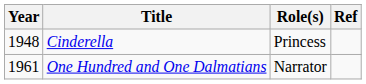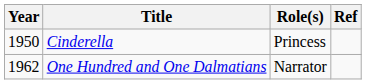(24, 41) 1948 -> (24, 41) 1950
(24, 66) 1961 -> (24, 66) 1962
